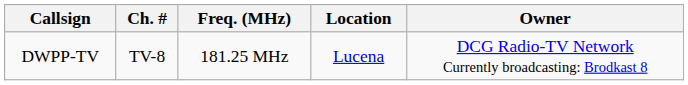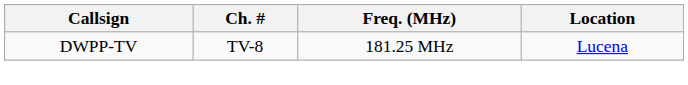- column: (545, 18)
